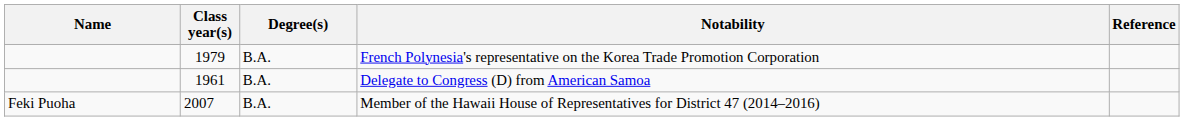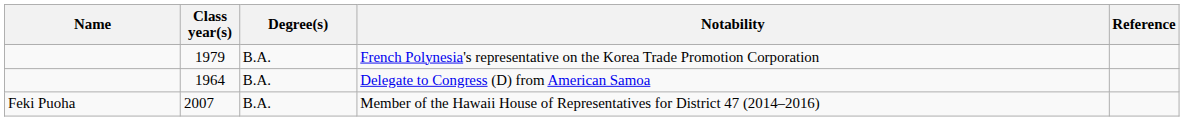(210, 80) 1961 -> (210, 80) 1964
